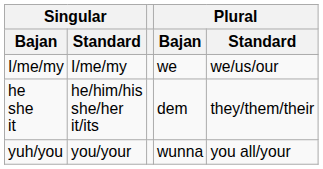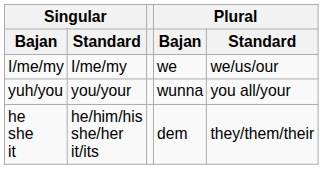rows swapped: (36, 151) <-> (21, 109)
